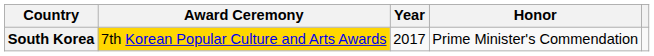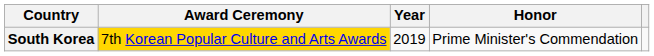(409, 39) 2017 -> (409, 39) 2019
